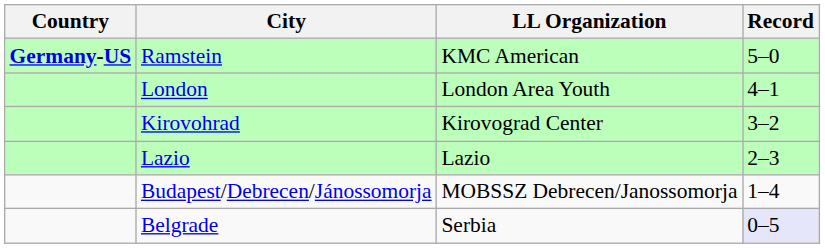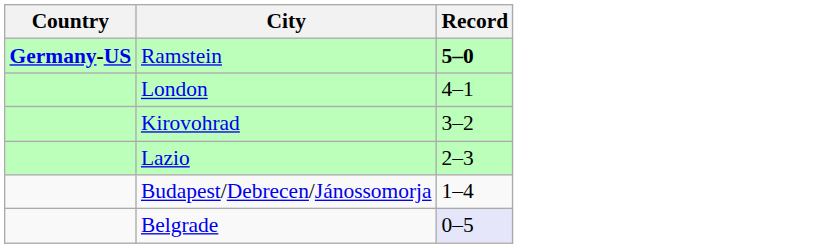- column: (589, 21)
(763, 55) normal -> (458, 55) bold
